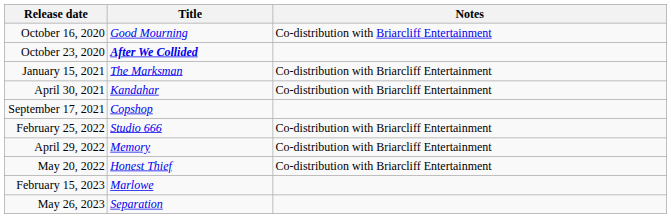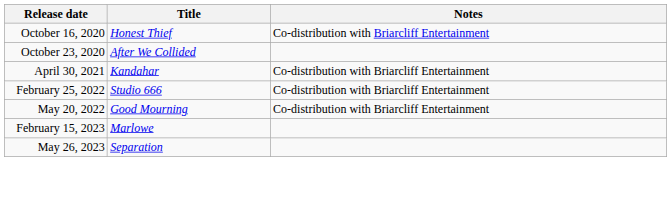(149, 33) Good Mourning -> (141, 33) Honest Thief
(154, 52) bold -> (153, 52) normal
- row: (63, 71)
- row: (56, 109)
- row: (69, 147)
(141, 166) Honest Thief -> (149, 109) Good Mourning
